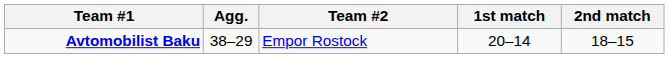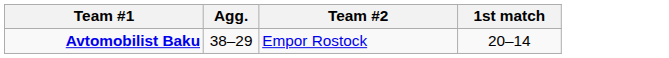- column: (612, 16)
